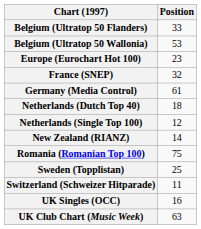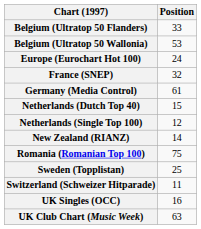(177, 59) 23 -> (177, 59) 24
(177, 106) 18 -> (177, 106) 15
